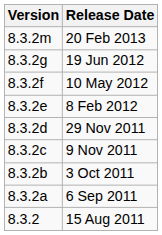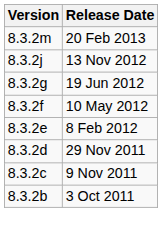+ row: (106, 60)
- row: (102, 196)
- row: (105, 219)
